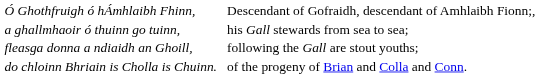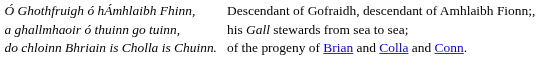- row: (102, 48)
